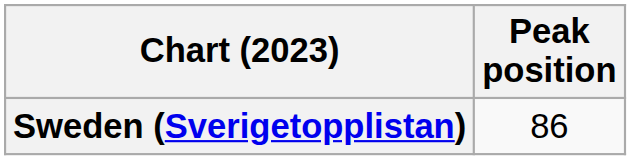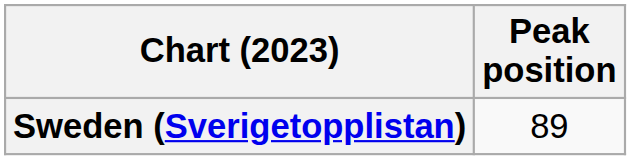(549, 125) 86 -> (549, 125) 89
